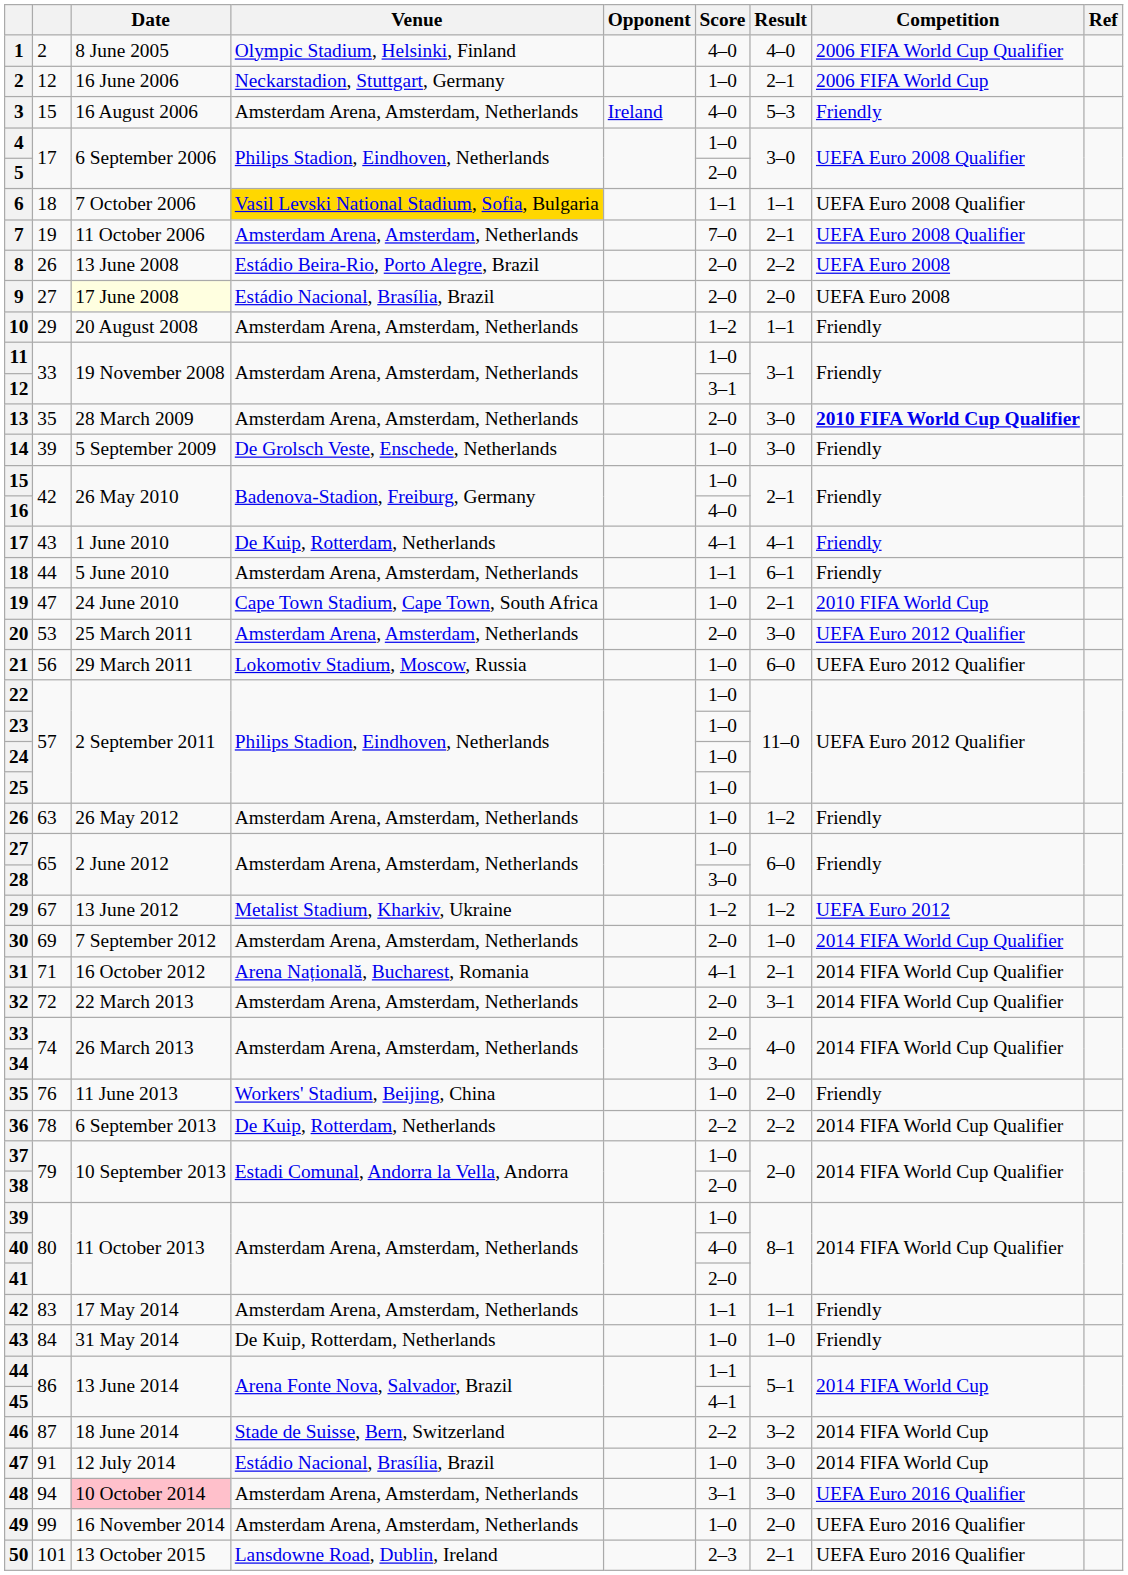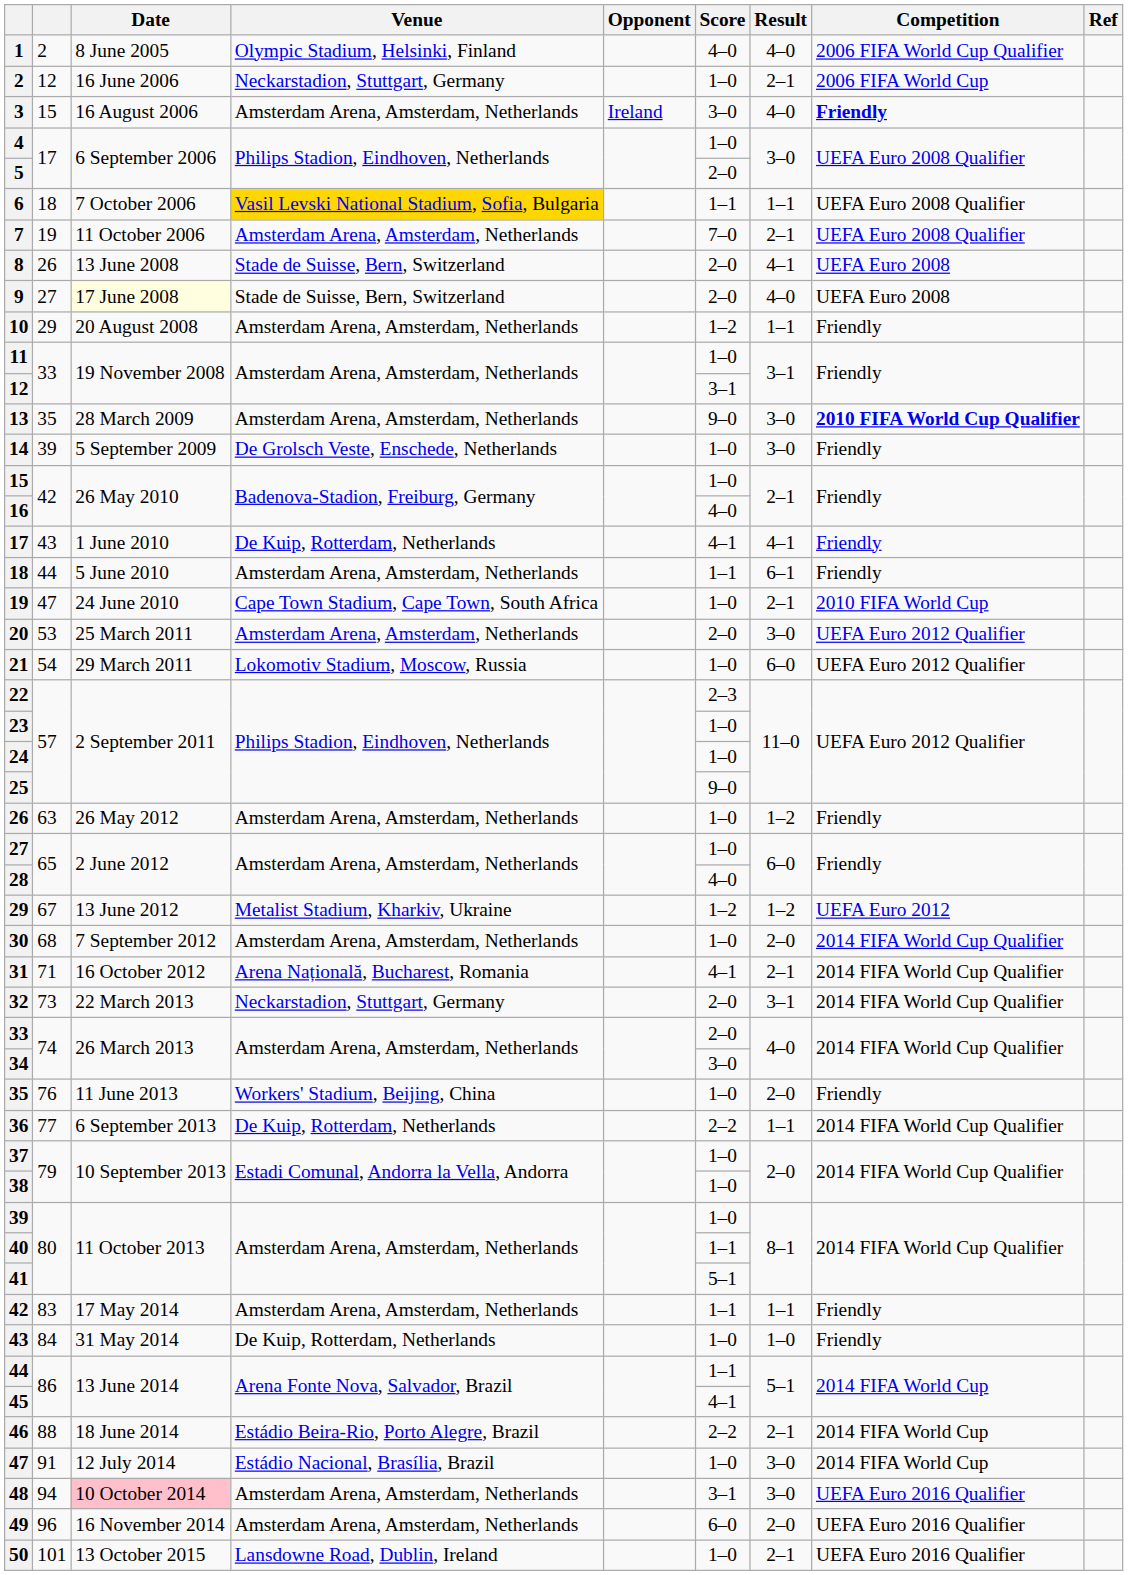(722, 111) 4–0 -> (722, 111) 3–0
(781, 111) 5–3 -> (781, 111) 4–0
(849, 111) normal -> (851, 111) bold
(387, 265) Estádio Beira-Rio, Porto Alegre, Brazil -> (370, 265) Stade de Suisse, Bern, Switzerland
(781, 265) 2–2 -> (781, 265) 4–1
(365, 296) Estádio Nacional, Brasília, Brazil -> (370, 296) Stade de Suisse, Bern, Switzerland
(781, 296) 2–0 -> (781, 296) 4–0
(722, 419) 2–0 -> (722, 419) 9–0
(47, 664) 56 -> (47, 664) 54
(722, 695) 1–0 -> (722, 695) 2–3
(722, 787) 1–0 -> (722, 787) 9–0
(722, 879) 3–0 -> (722, 879) 4–0
(47, 940) 69 -> (47, 940) 68
(722, 940) 2–0 -> (722, 940) 1–0
(781, 940) 1–0 -> (781, 940) 2–0
(47, 1002) 72 -> (47, 1002) 73
(407, 1002) Amsterdam Arena, Amsterdam, Netherlands -> (370, 1002) Neckarstadion, Stuttgart, Germany
(47, 1125) 78 -> (47, 1125) 77
(781, 1125) 2–2 -> (781, 1125) 1–1
(722, 1186) 2–0 -> (722, 1186) 1–0
(722, 1248) 4–0 -> (722, 1248) 1–1
(722, 1278) 2–0 -> (722, 1278) 5–1
(47, 1432) 87 -> (47, 1432) 88
(370, 1432) Stade de Suisse, Bern, Switzerland -> (387, 1432) Estádio Beira-Rio, Porto Alegre, Brazil
(781, 1432) 3–2 -> (781, 1432) 2–1
(47, 1524) 99 -> (47, 1524) 96
(722, 1524) 1–0 -> (722, 1524) 6–0
(722, 1555) 2–3 -> (722, 1555) 1–0
